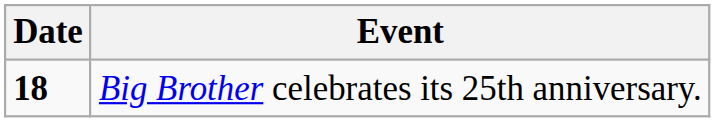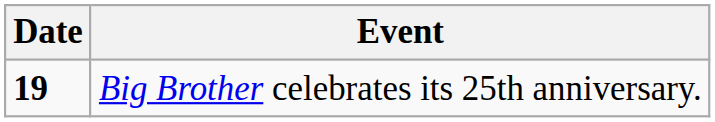(31, 87) 18 -> (31, 87) 19
